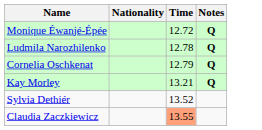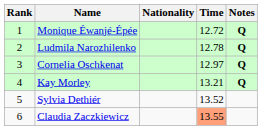+ column: (20, 13)
(181, 64) 12.79 -> (212, 64) 12.97
